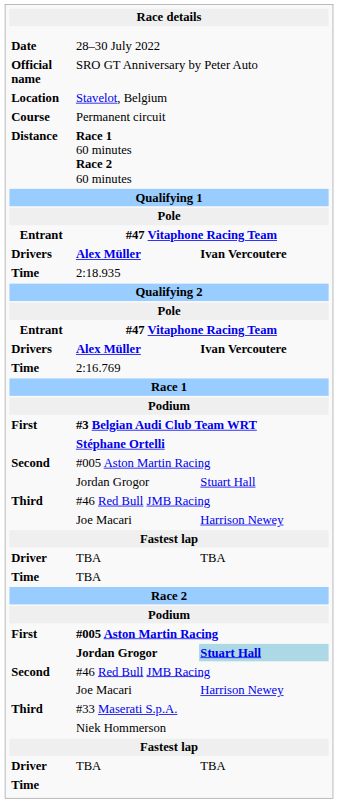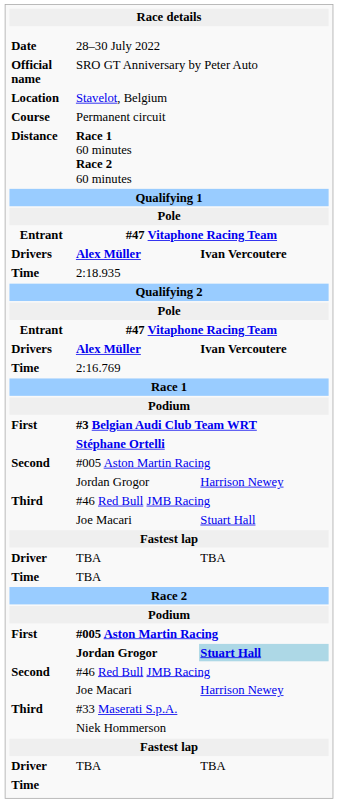(228, 482) Stuart Hall -> (242, 482) Harrison Newey
(242, 520) Harrison Newey -> (228, 520) Stuart Hall
